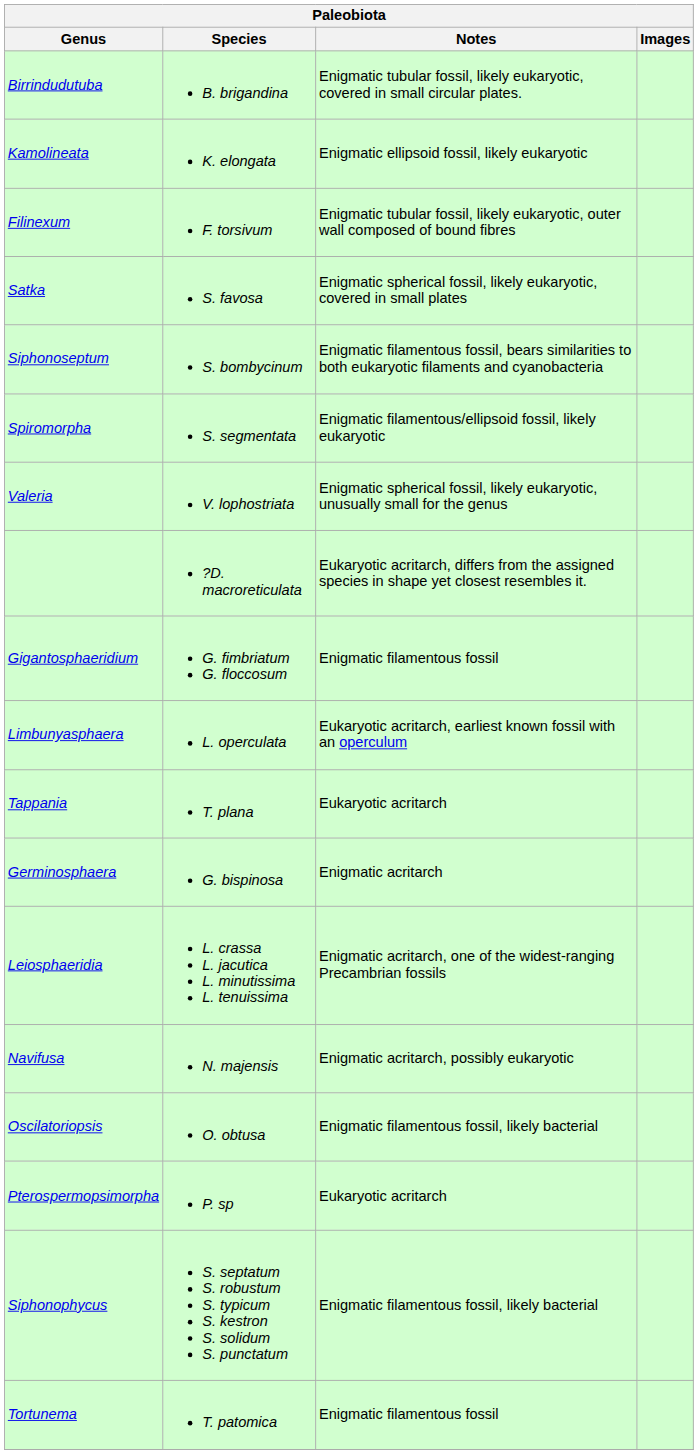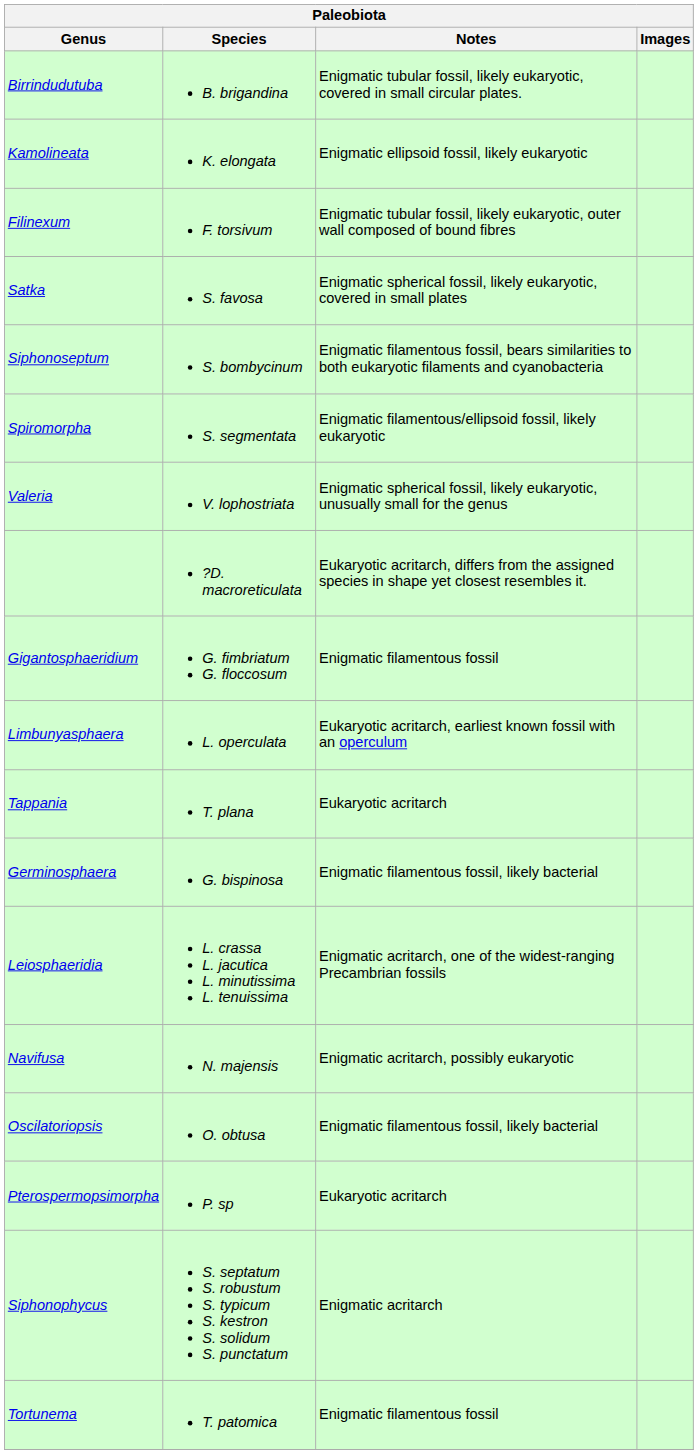(381, 872) Enigmatic acritarch -> (459, 872) Enigmatic filamentous fossil, likely bacterial
(459, 1305) Enigmatic filamentous fossil, likely bacterial -> (381, 1305) Enigmatic acritarch
